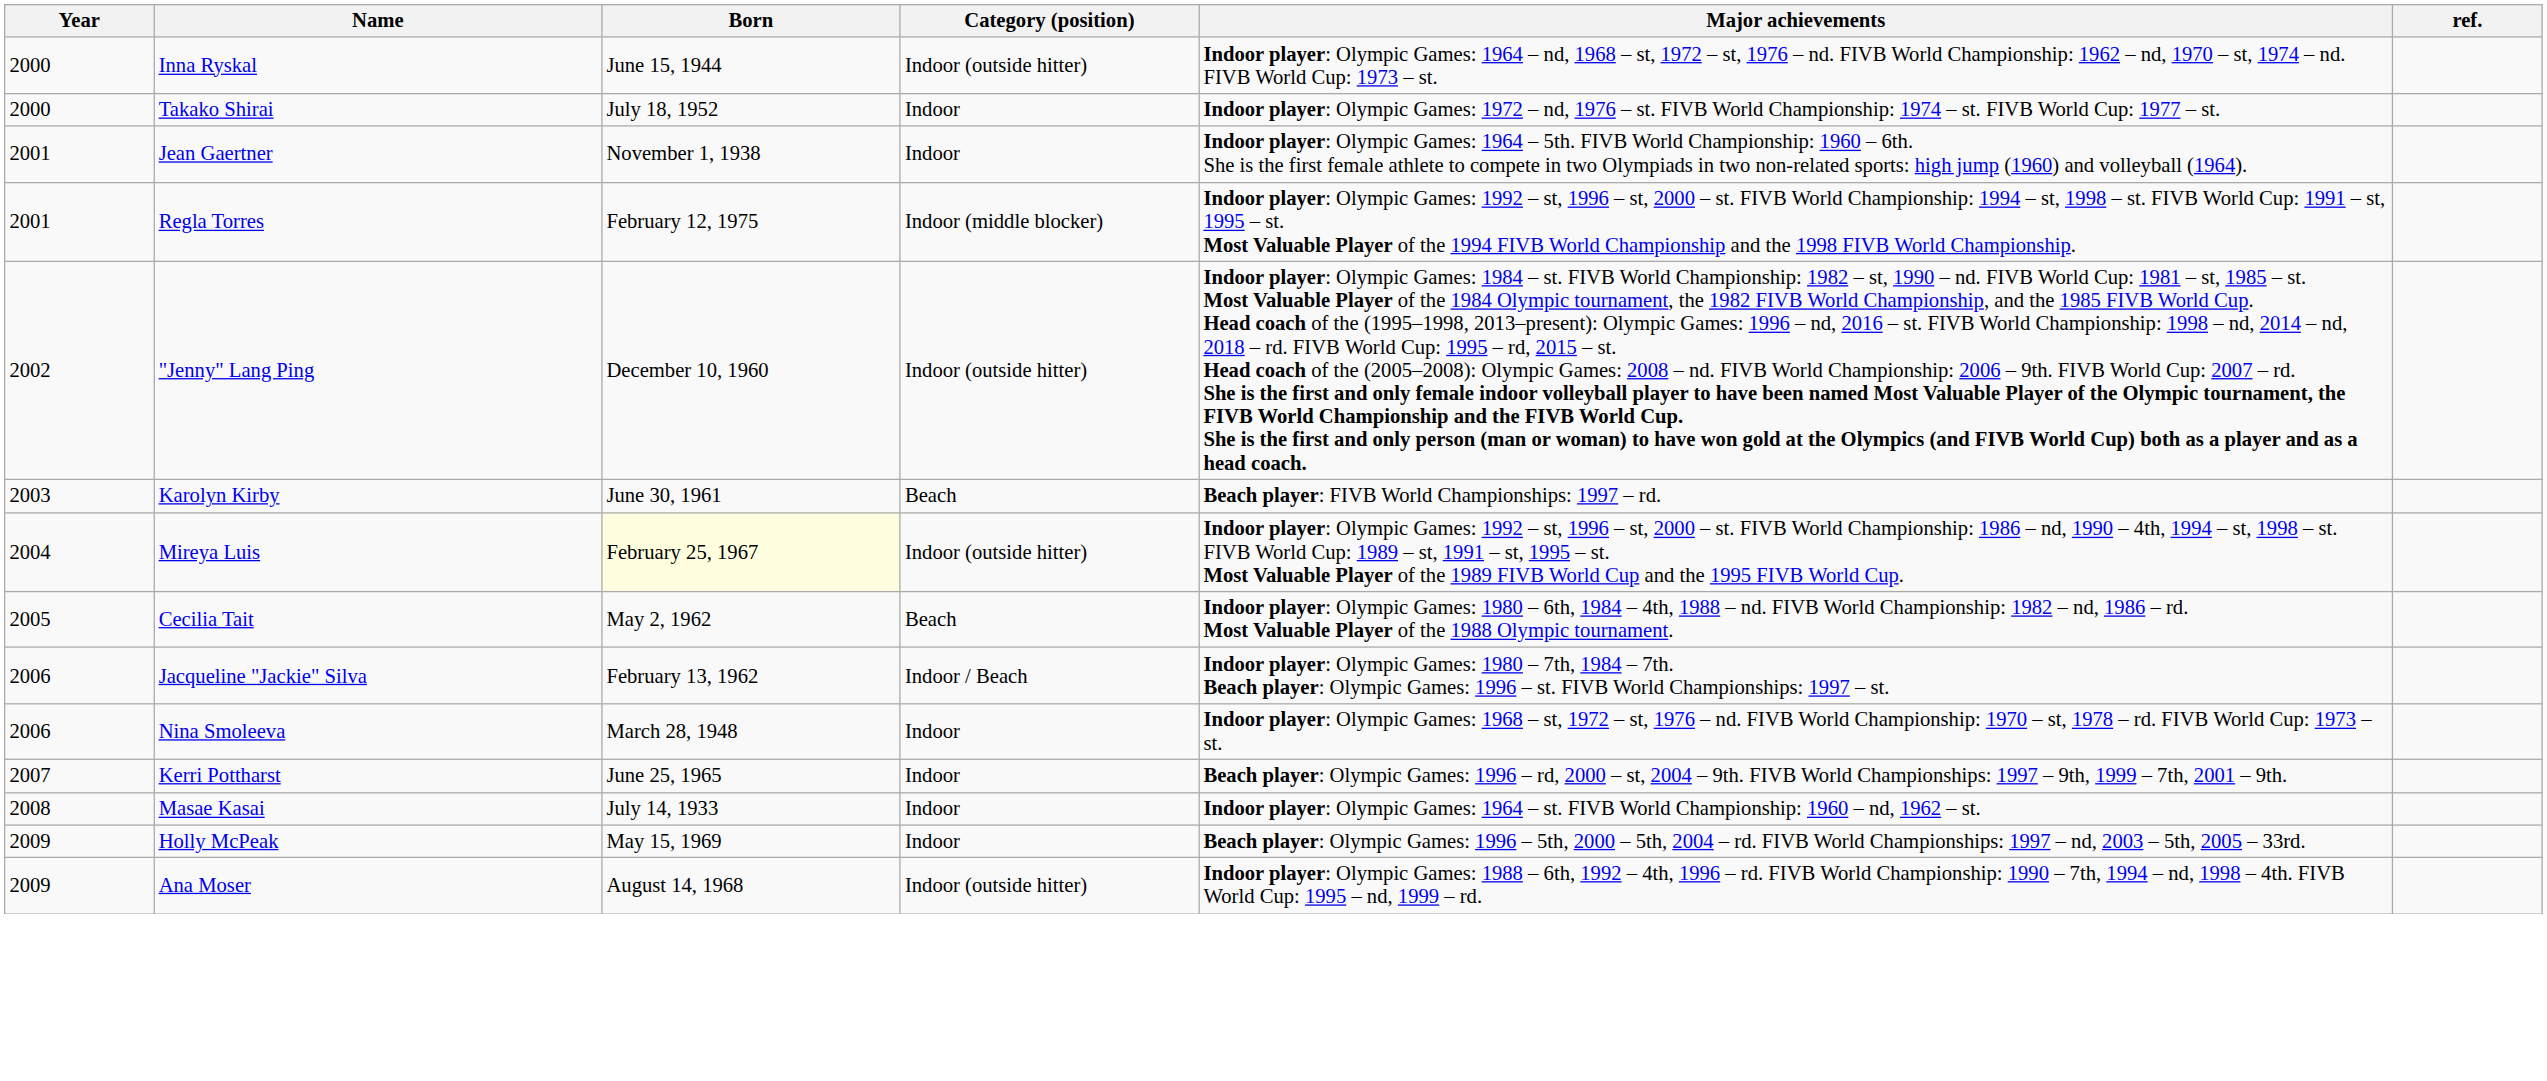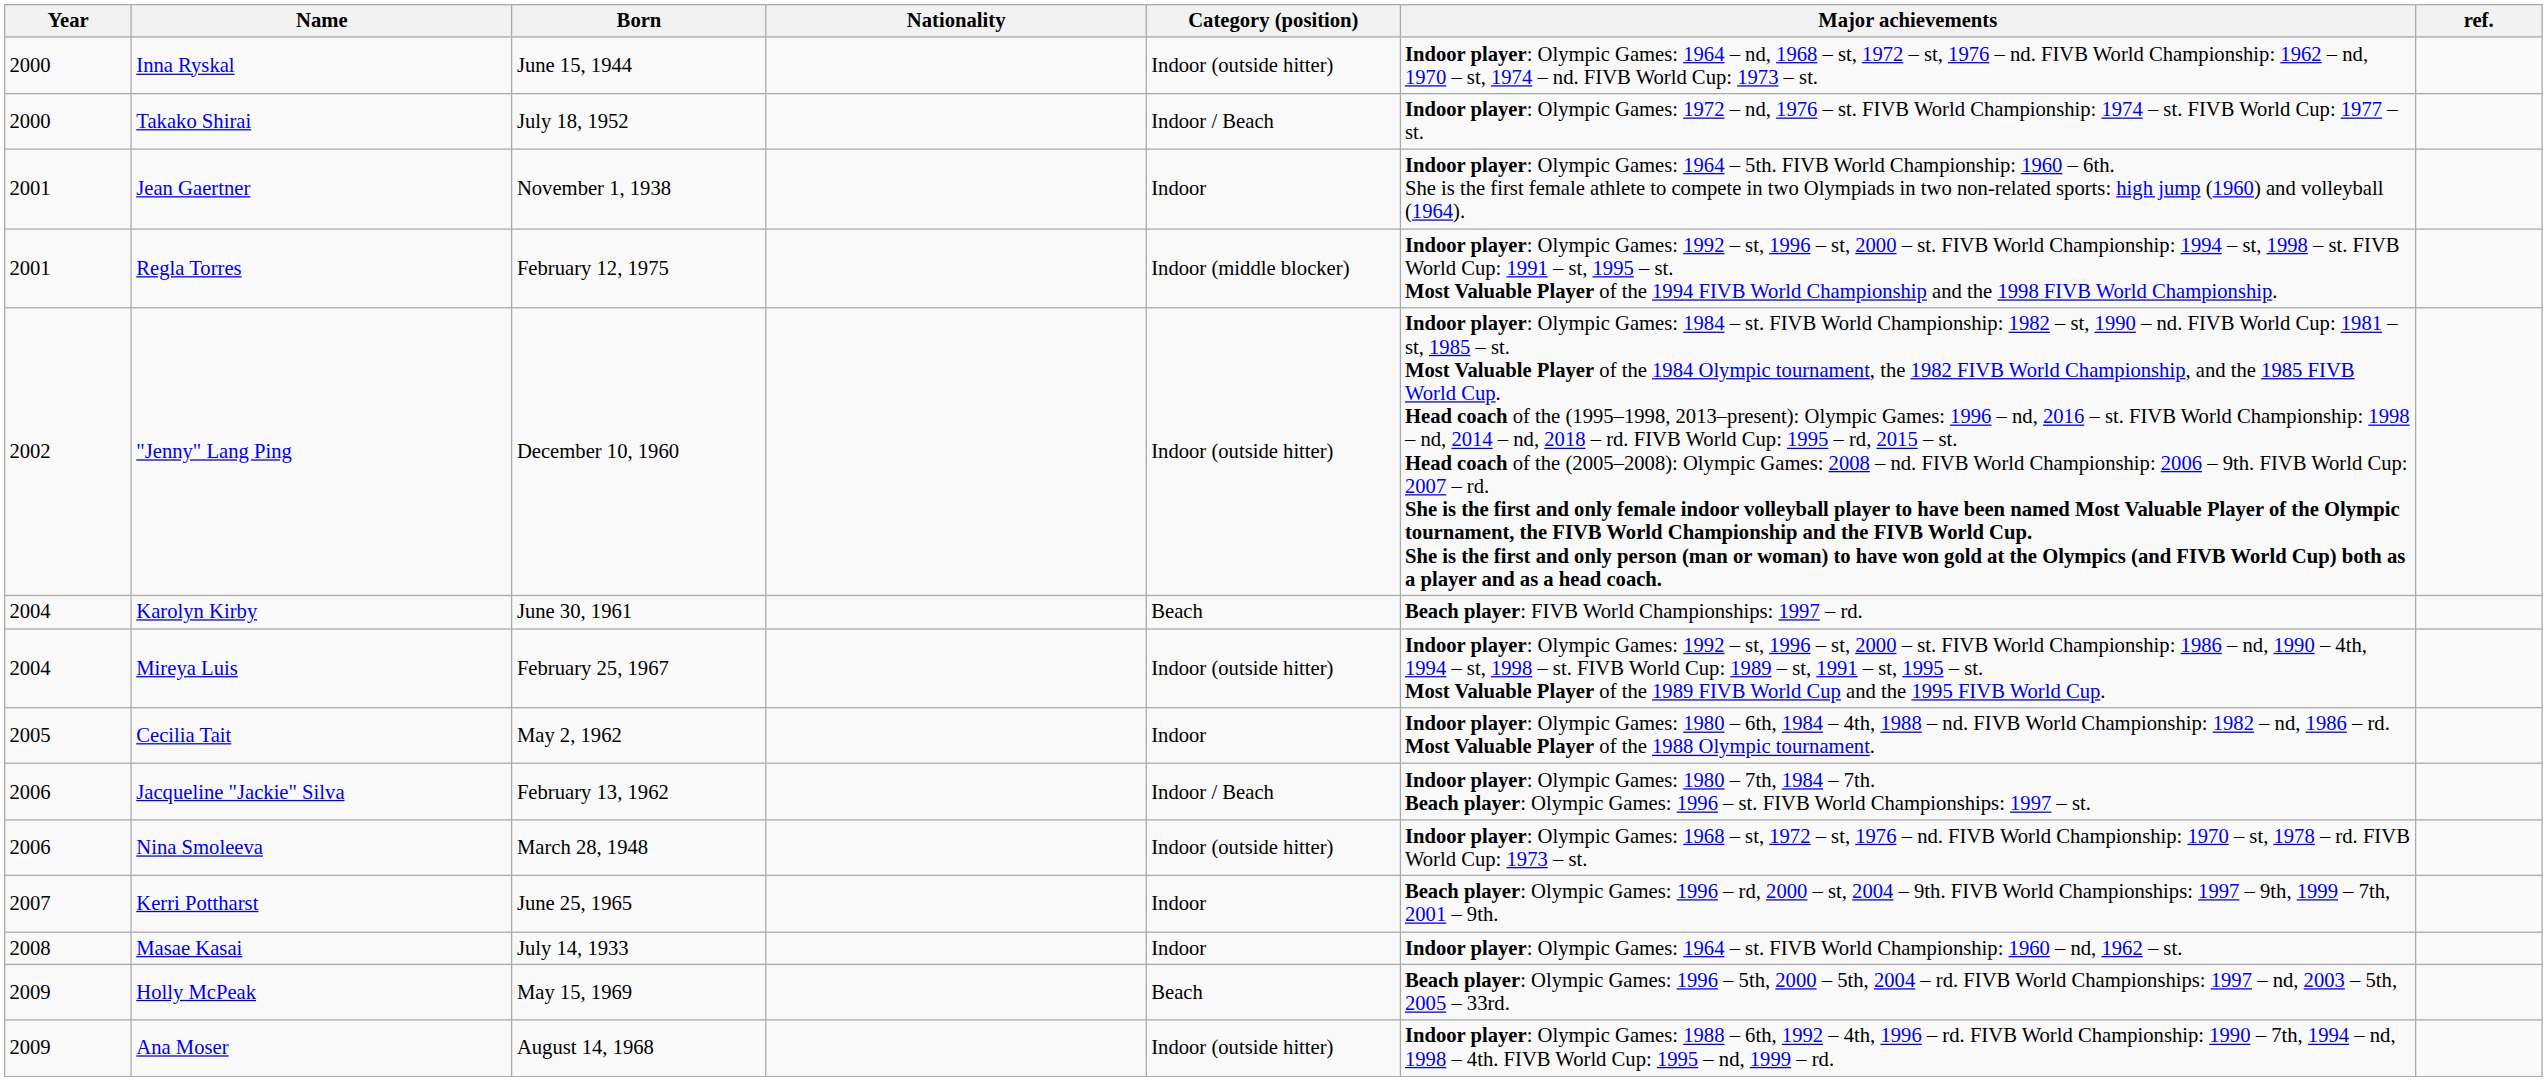+ column: (956, 20)
(932, 109) Indoor -> (1213, 121) Indoor / Beach
(30, 495) 2003 -> (30, 612) 2004
(682, 551) lightyellow background -> (593, 667) no background
(931, 619) Beach -> (1179, 735) Indoor
(932, 731) Indoor -> (1242, 847) Indoor (outside hitter)
(932, 841) Indoor -> (1177, 992) Beach
